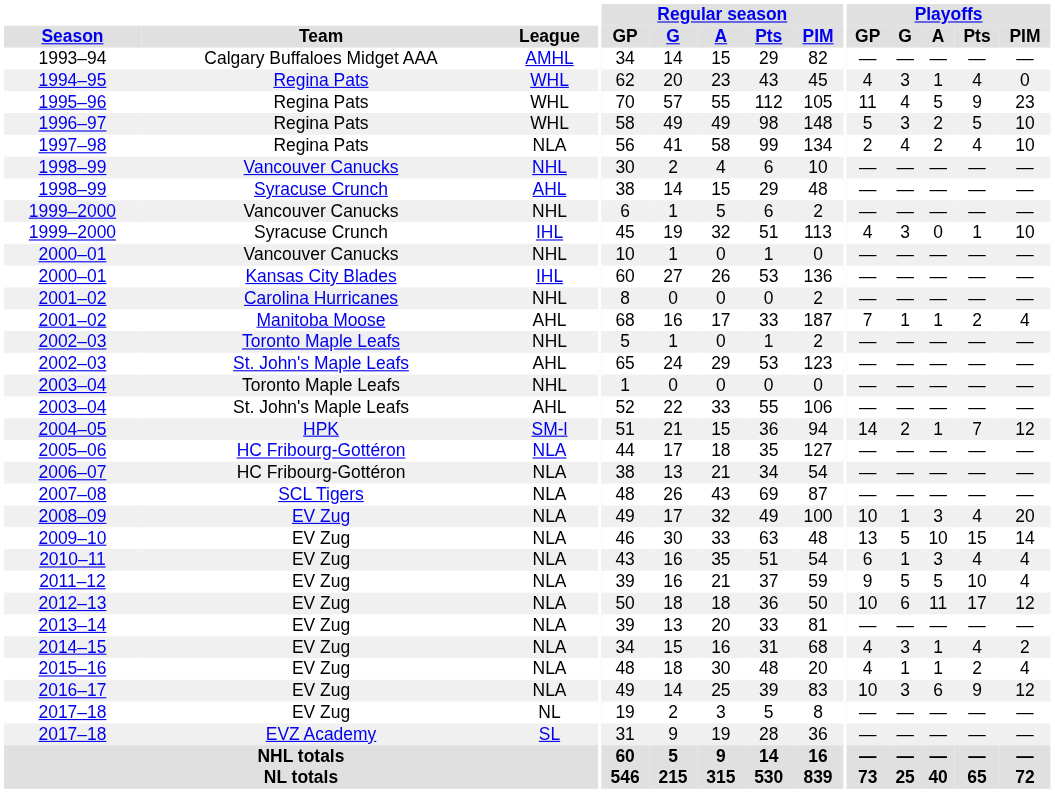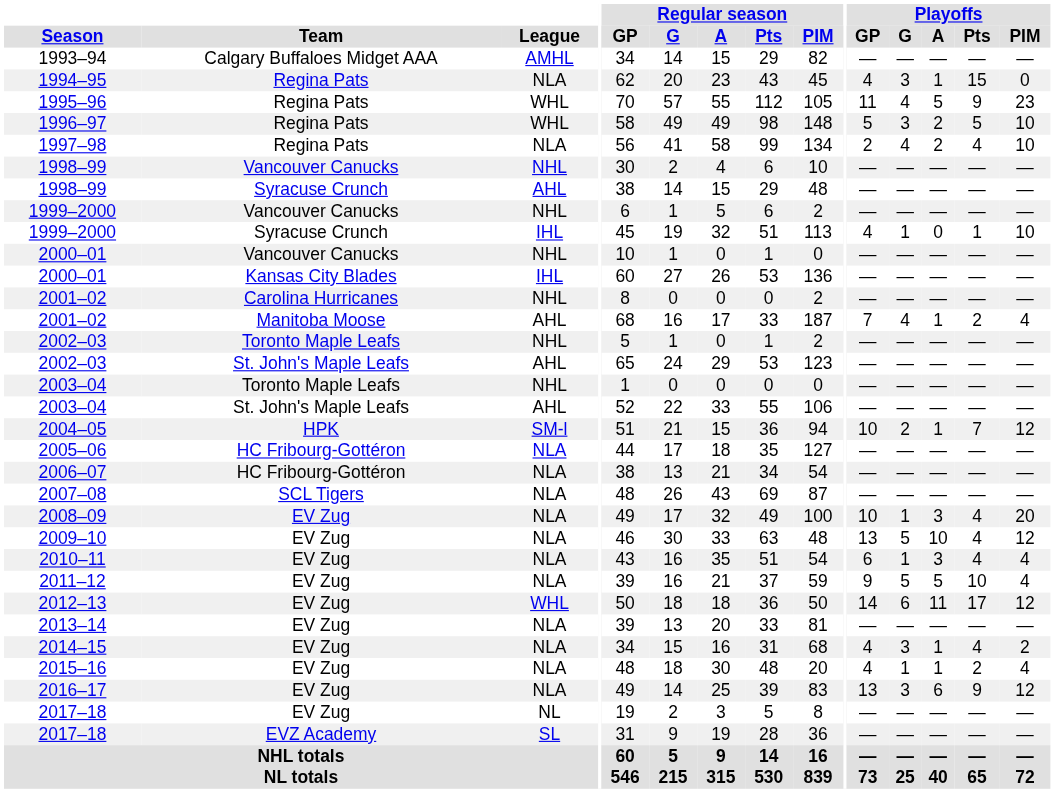(550, 80) WHL -> (550, 80) NLA
(977, 80) 4 -> (977, 80) 15
(905, 232) 3 -> (905, 232) 1
(905, 320) 1 -> (905, 320) 4
(868, 429) 14 -> (868, 429) 10
(977, 538) 15 -> (977, 538) 4
(1025, 538) 14 -> (1025, 538) 12
(550, 603) NLA -> (550, 603) WHL
(868, 603) 10 -> (868, 603) 14
(868, 690) 10 -> (868, 690) 13
